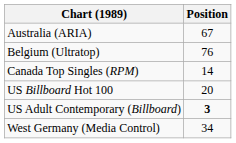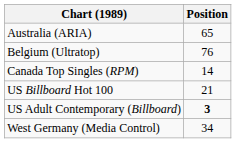(207, 33) 67 -> (207, 33) 65
(207, 90) 20 -> (207, 90) 21
